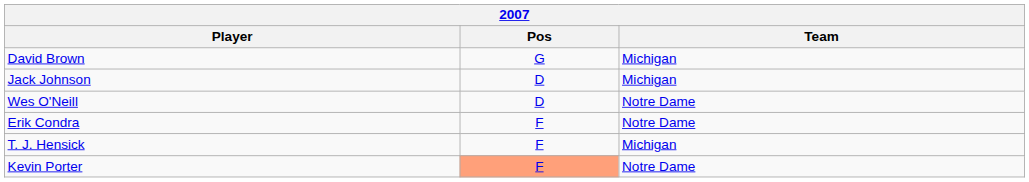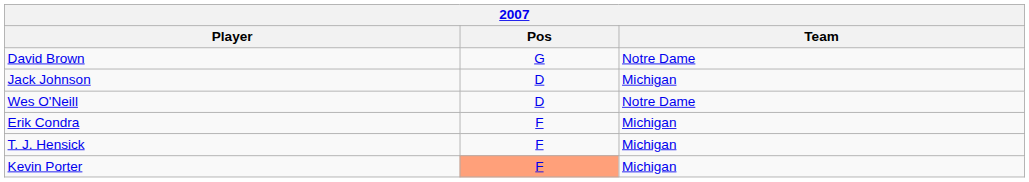(649, 58) Michigan -> (659, 58) Notre Dame
(659, 123) Notre Dame -> (649, 123) Michigan
(659, 166) Notre Dame -> (649, 166) Michigan
